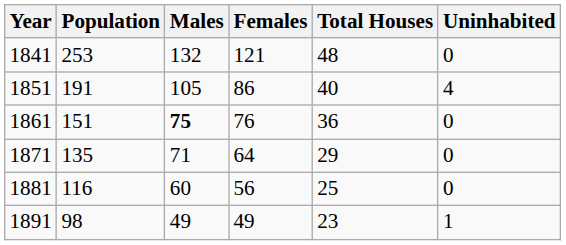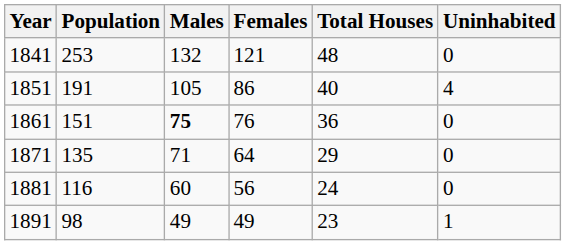(328, 188) 25 -> (328, 188) 24
